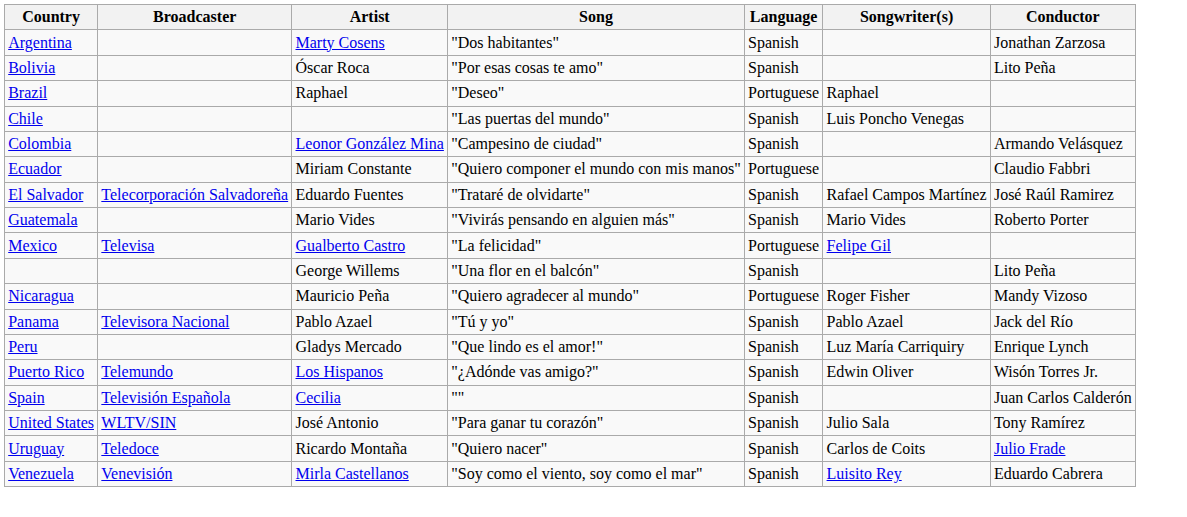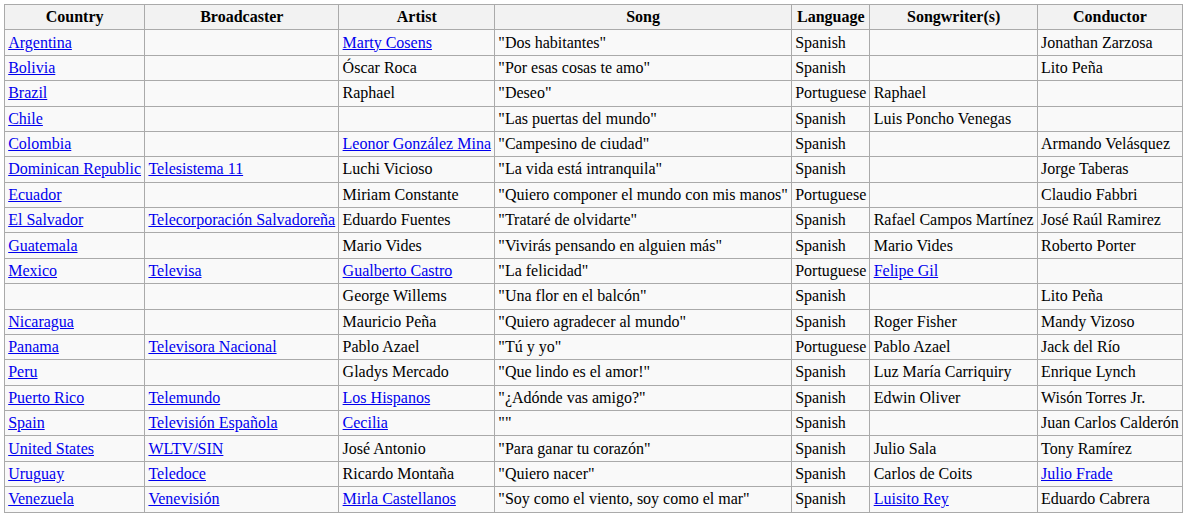+ row: (75, 169)
(784, 296) Portuguese -> (821, 321) Spanish
(773, 321) Spanish -> (831, 347) Portuguese
